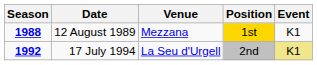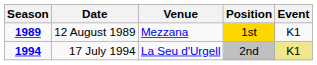(28, 32) 1988 -> (28, 32) 1989
(28, 51) 1992 -> (28, 51) 1994
